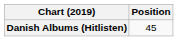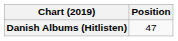(151, 28) 45 -> (151, 28) 47
